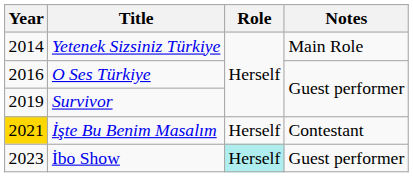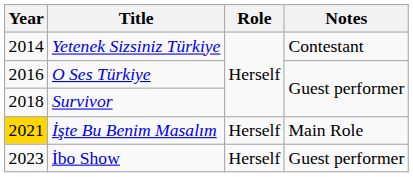(326, 46) Main Role -> (326, 46) Contestant
(26, 102) 2019 -> (26, 102) 2018
(326, 130) Contestant -> (326, 130) Main Role
(254, 158) paleturquoise background -> (254, 158) no background
